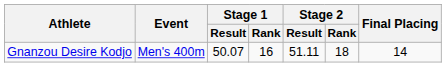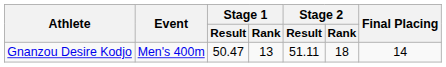(228, 53) 50.07 -> (228, 53) 50.47
(266, 53) 16 -> (266, 53) 13
